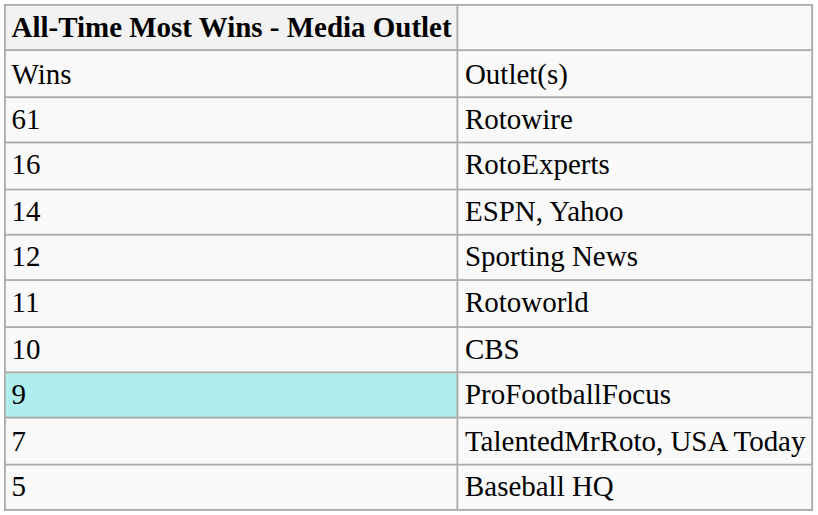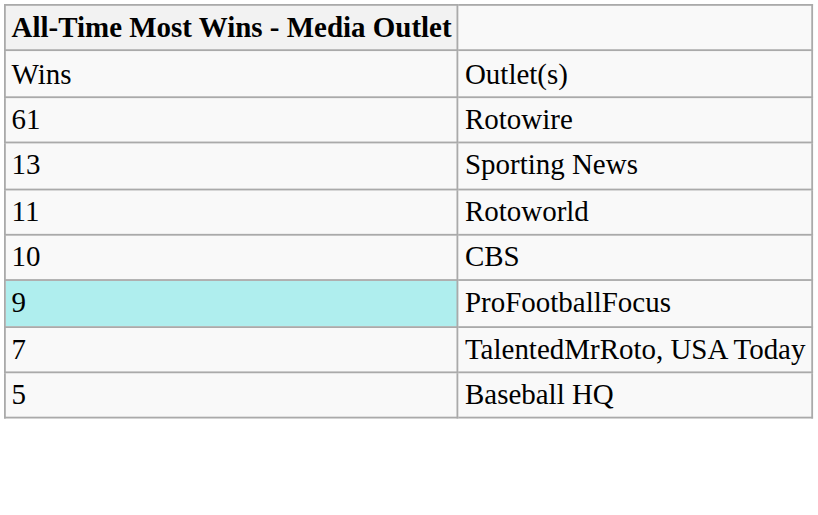- row: (537, 165)
- row: (544, 211)
(26, 257) 12 -> (26, 165) 13
